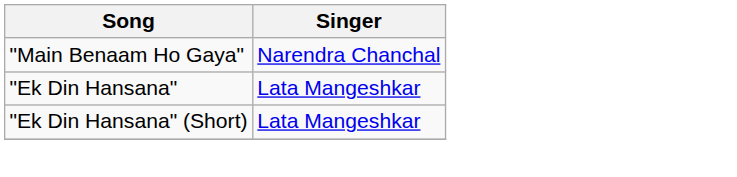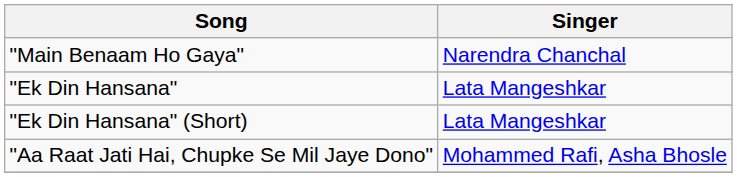+ row: (221, 155)
